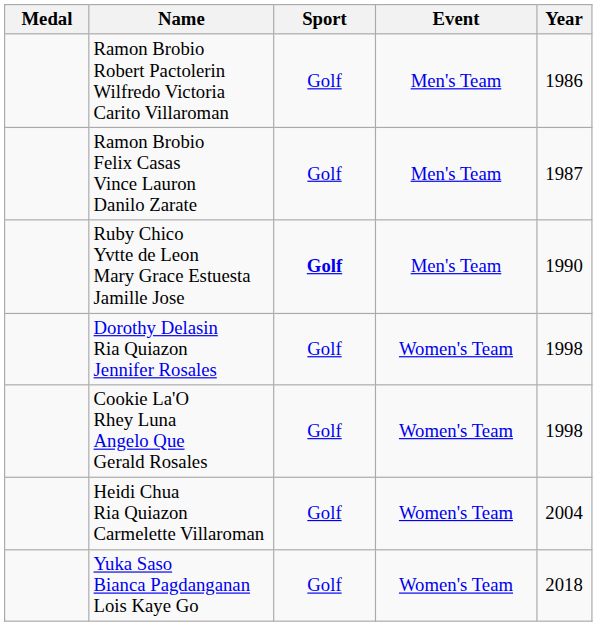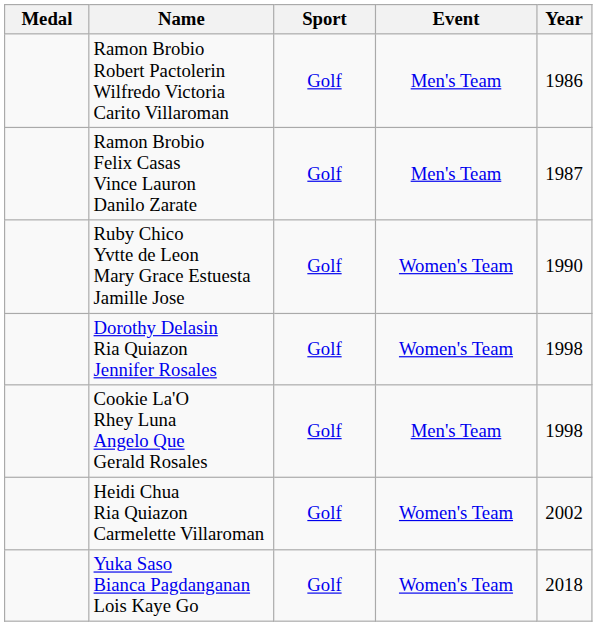(325, 266) bold -> (324, 266) normal
(456, 266) Men's Team -> (456, 266) Women's Team
(456, 431) Women's Team -> (456, 431) Men's Team
(564, 513) 2004 -> (564, 513) 2002
